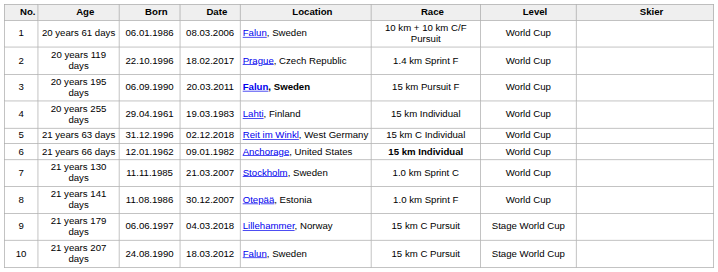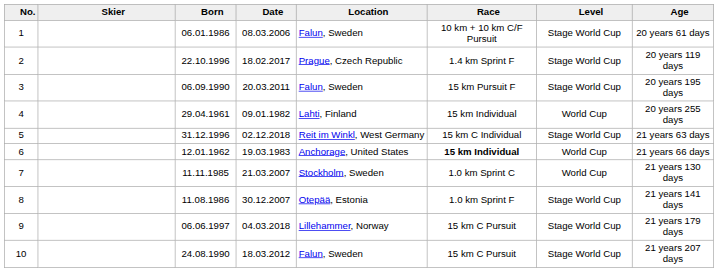columns swapped: (645, 12) <-> (79, 12)
(528, 33) World Cup -> (584, 33) Stage World Cup
(528, 60) World Cup -> (584, 60) Stage World Cup
(276, 87) bold -> (331, 87) normal
(528, 87) World Cup -> (584, 87) Stage World Cup
(210, 114) 19.03.1983 -> (266, 114) 09.01.1982
(528, 135) World Cup -> (584, 135) Stage World Cup
(210, 151) 09.01.1982 -> (266, 151) 19.03.1983
(528, 199) World Cup -> (584, 199) Stage World Cup
